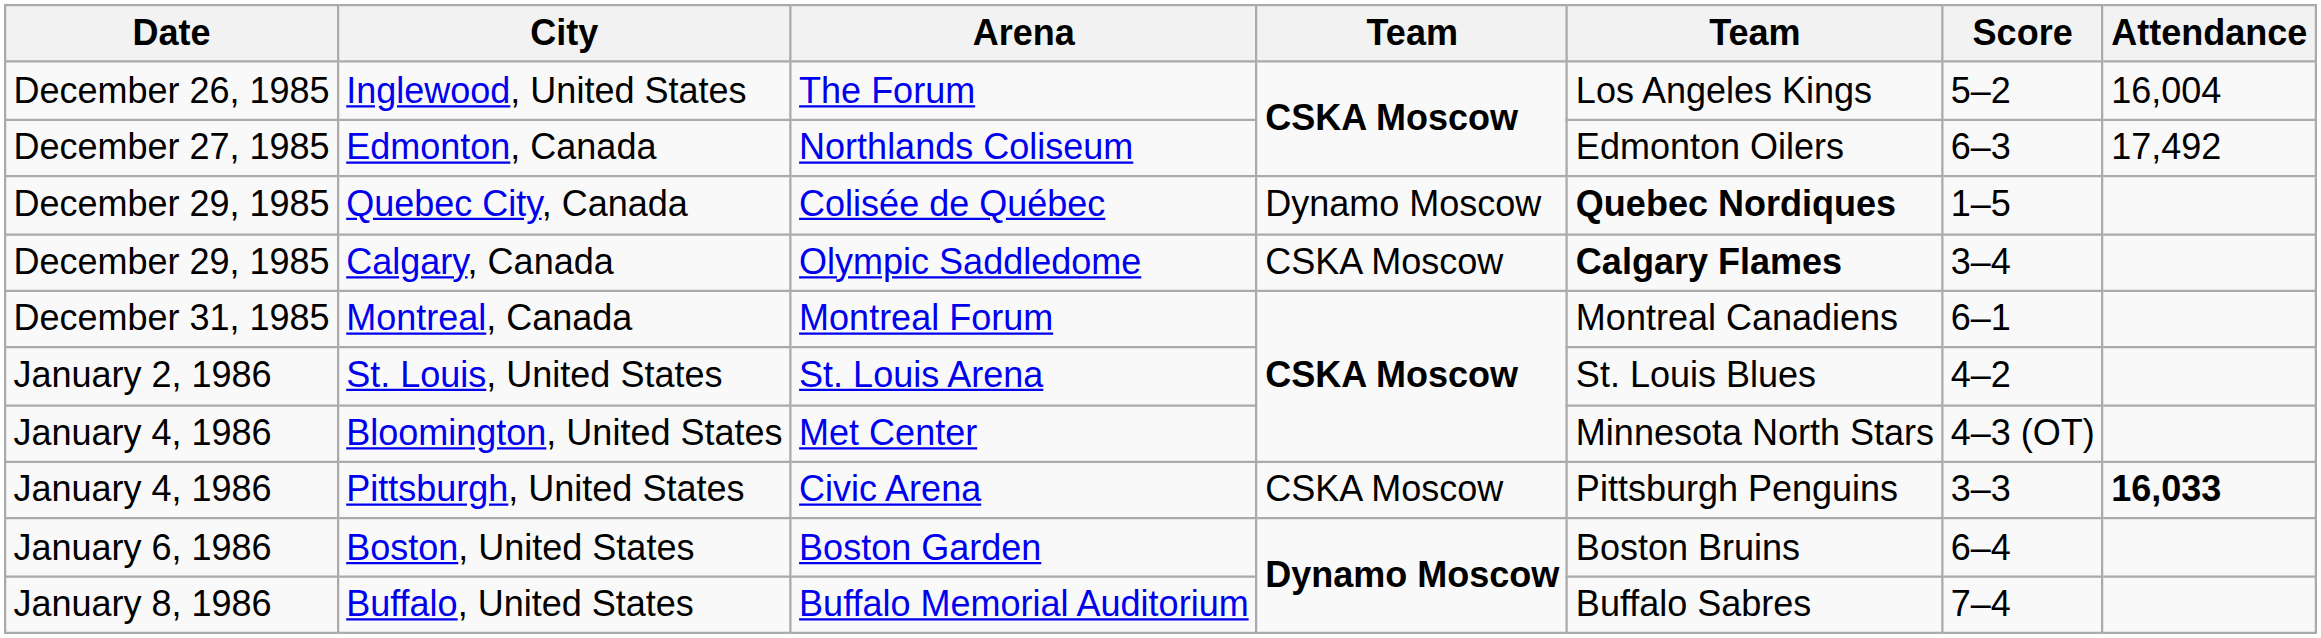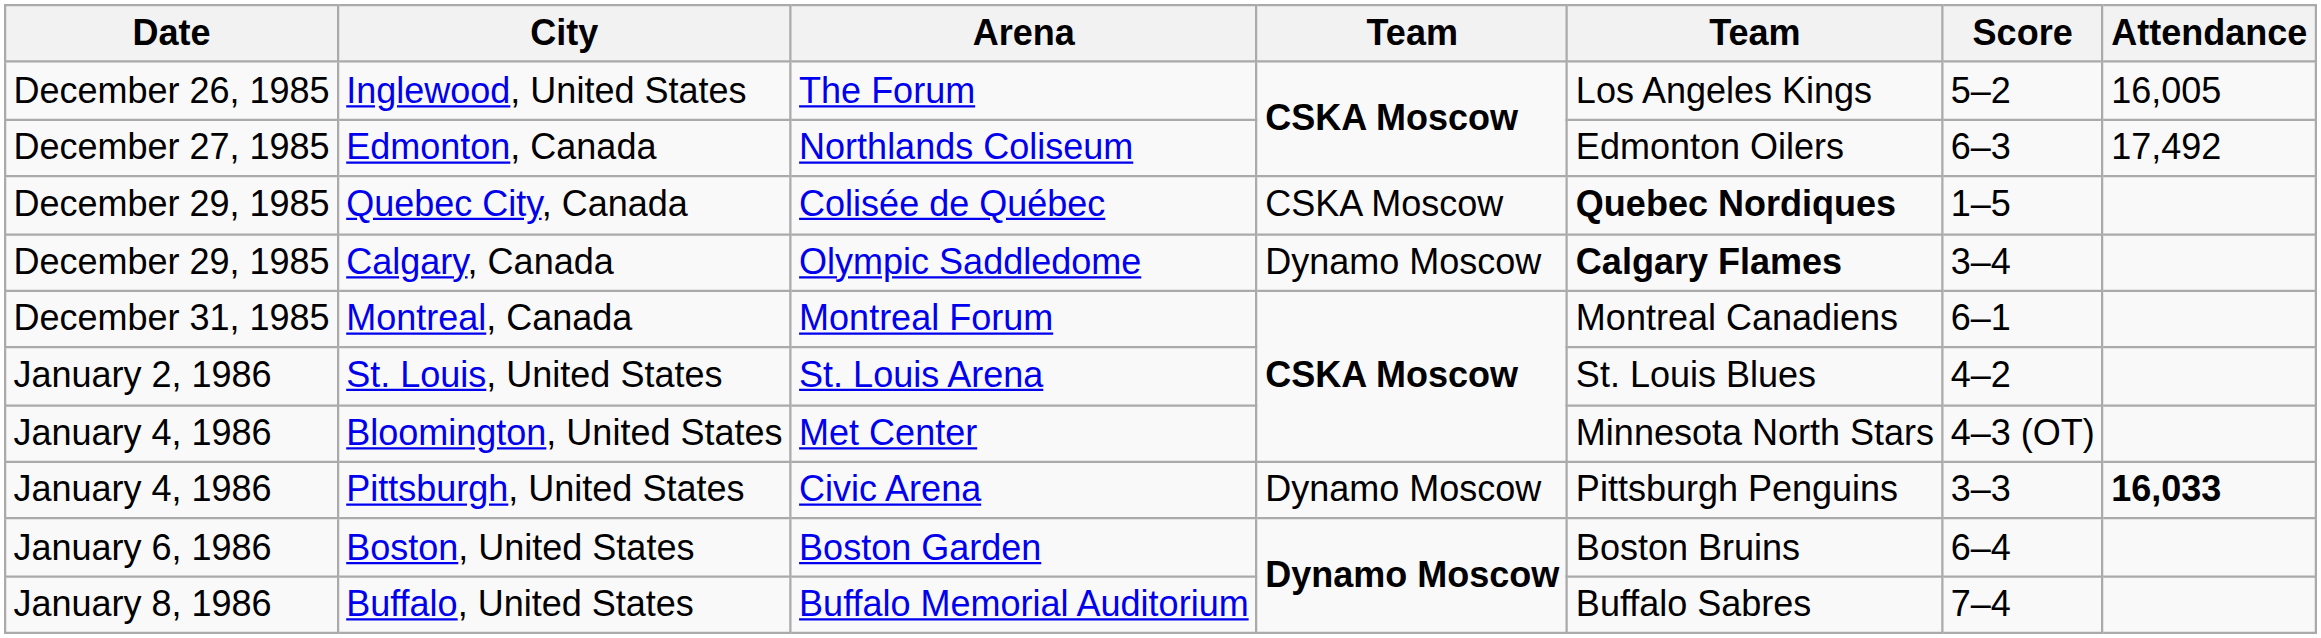(2166, 90) 16,004 -> (2166, 90) 16,005
(1403, 204) Dynamo Moscow -> (1384, 204) CSKA Moscow
(1384, 261) CSKA Moscow -> (1403, 261) Dynamo Moscow
(1384, 489) CSKA Moscow -> (1403, 489) Dynamo Moscow
